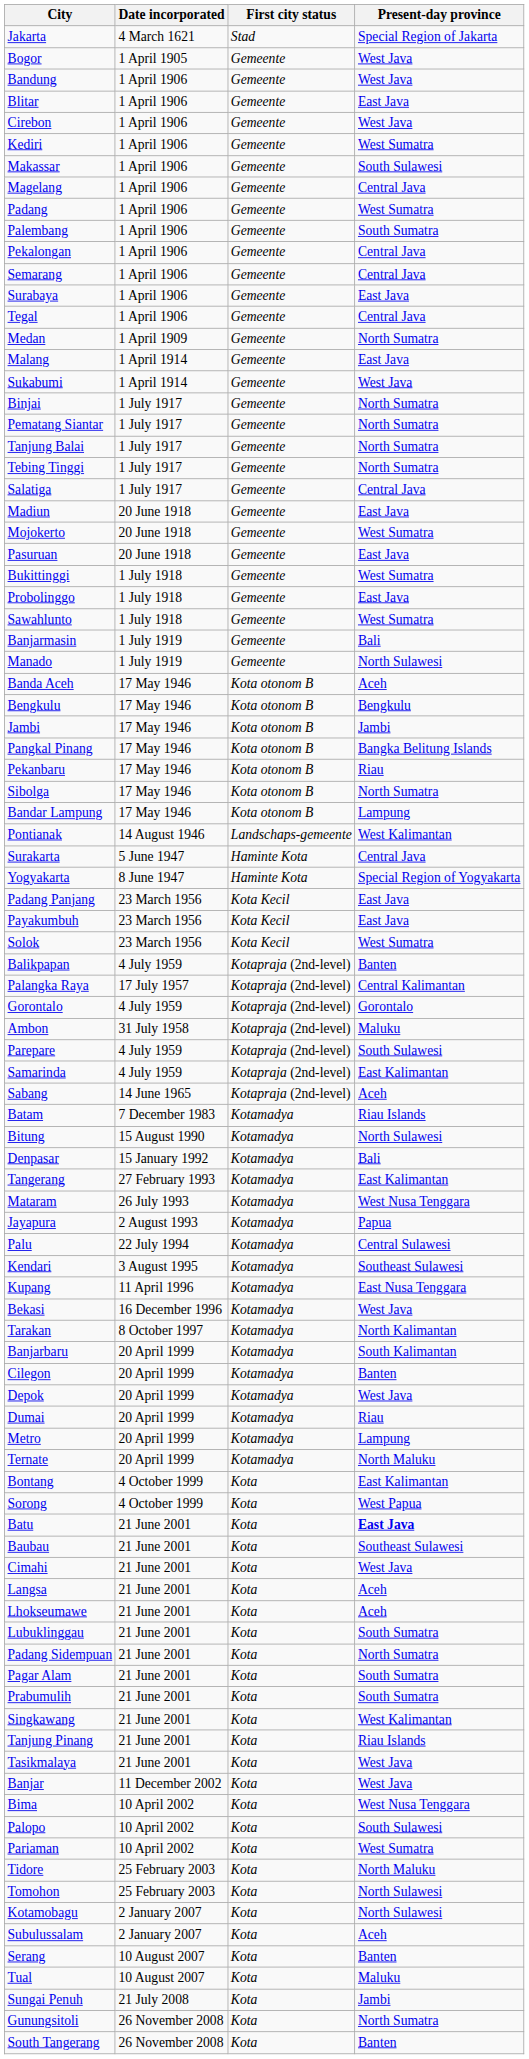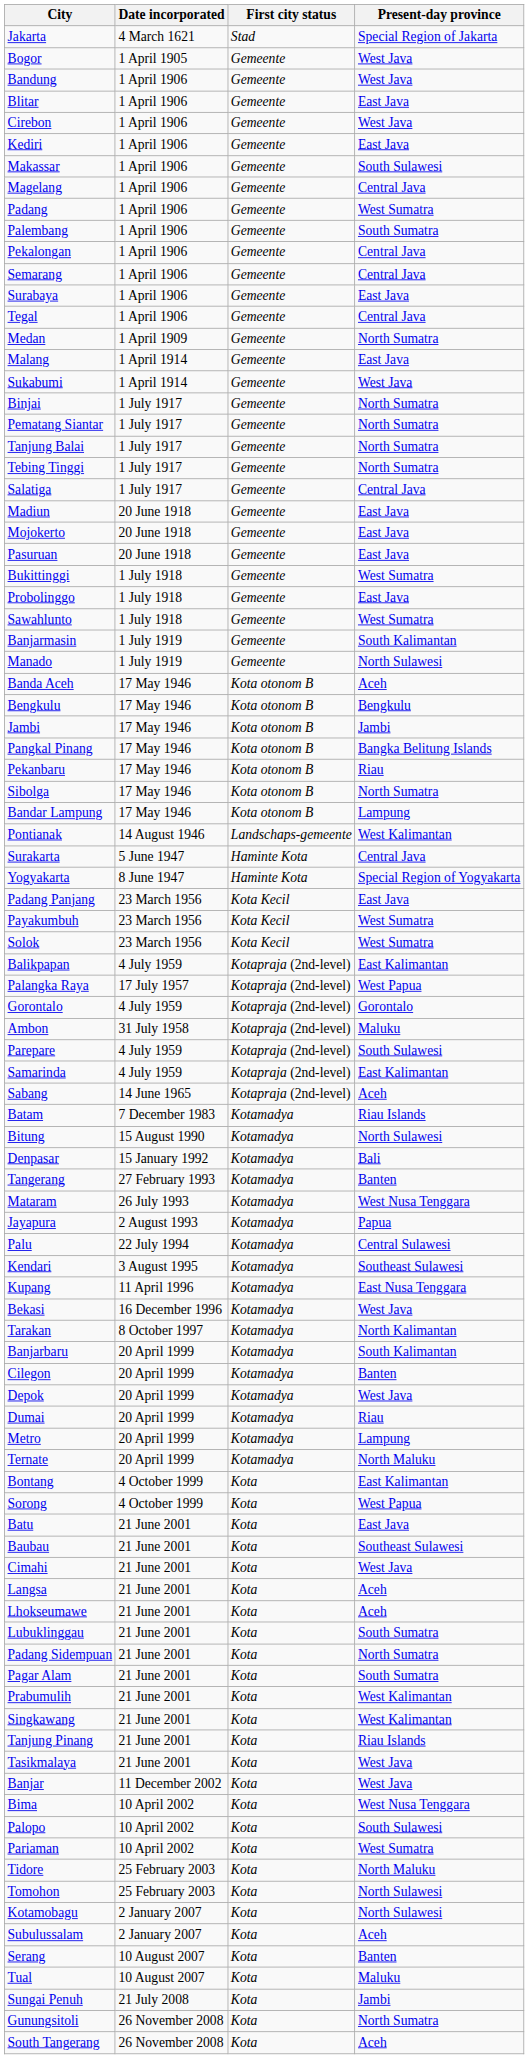(396, 144) West Sumatra -> (383, 144) East Java
(396, 532) West Sumatra -> (383, 532) East Java
(369, 640) Bali -> (407, 640) South Kalimantan
(383, 921) East Java -> (396, 921) West Sumatra
(377, 964) Banten -> (403, 964) East Kalimantan
(411, 985) Central Kalimantan -> (390, 985) West Papua
(403, 1179) East Kalimantan -> (377, 1179) Banten
(386, 1525) bold -> (383, 1525) normal
(398, 1697) South Sumatra -> (405, 1697) West Kalimantan
(377, 2042) Banten -> (372, 2042) Aceh
